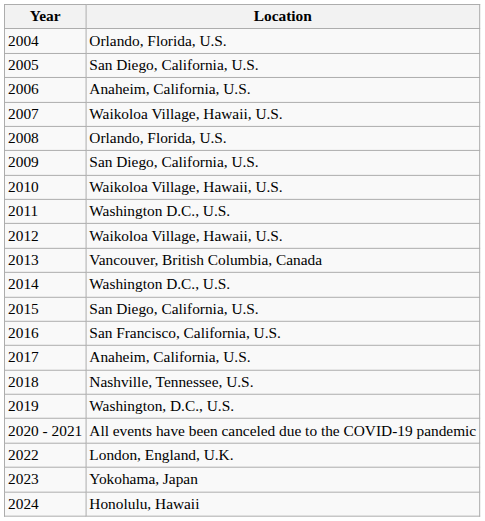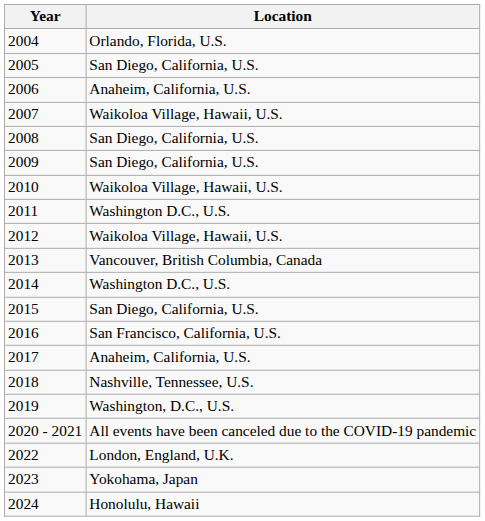(158, 138) Orlando, Florida, U.S. -> (174, 138) San Diego, California, U.S.
